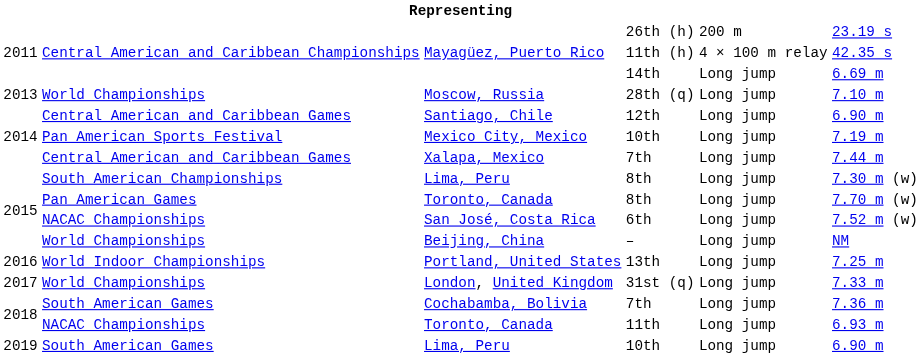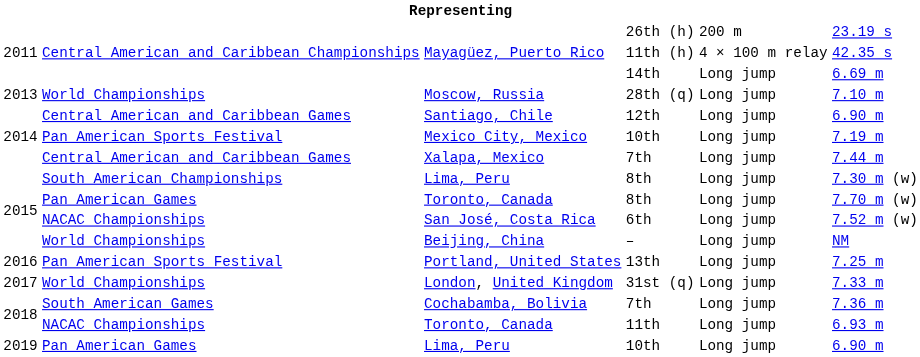(154, 262) World Indoor Championships -> (162, 262) Pan American Sports Festival
(128, 346) South American Games -> (119, 346) Pan American Games
